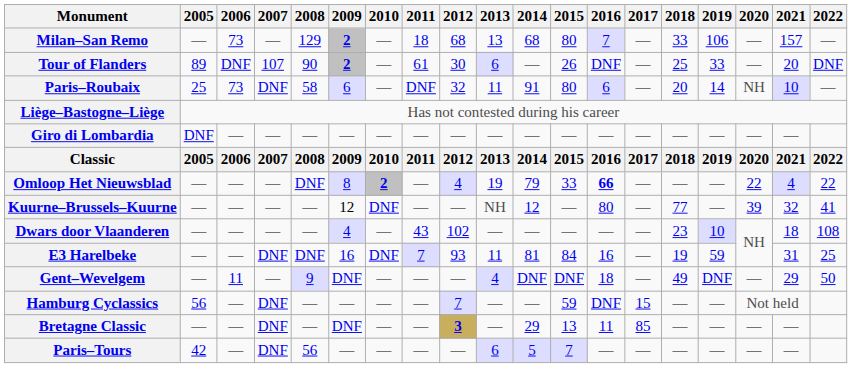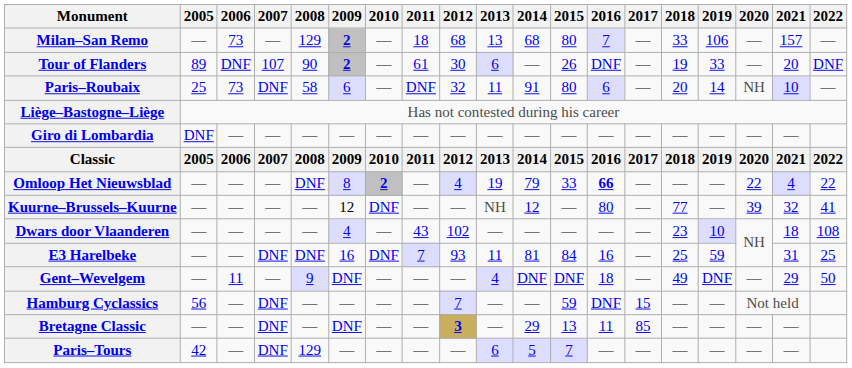(680, 64) 25 -> (680, 64) 19
(680, 254) 19 -> (680, 254) 25
(310, 350) 56 -> (310, 350) 129
